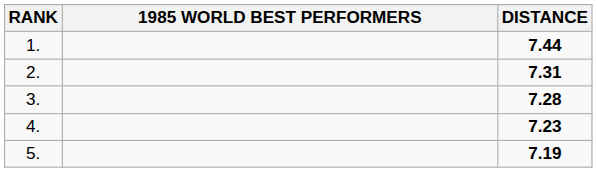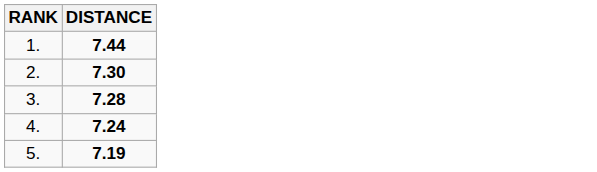- column: (280, 18)
(545, 72) 7.31 -> (109, 72) 7.30
(545, 126) 7.23 -> (109, 126) 7.24
